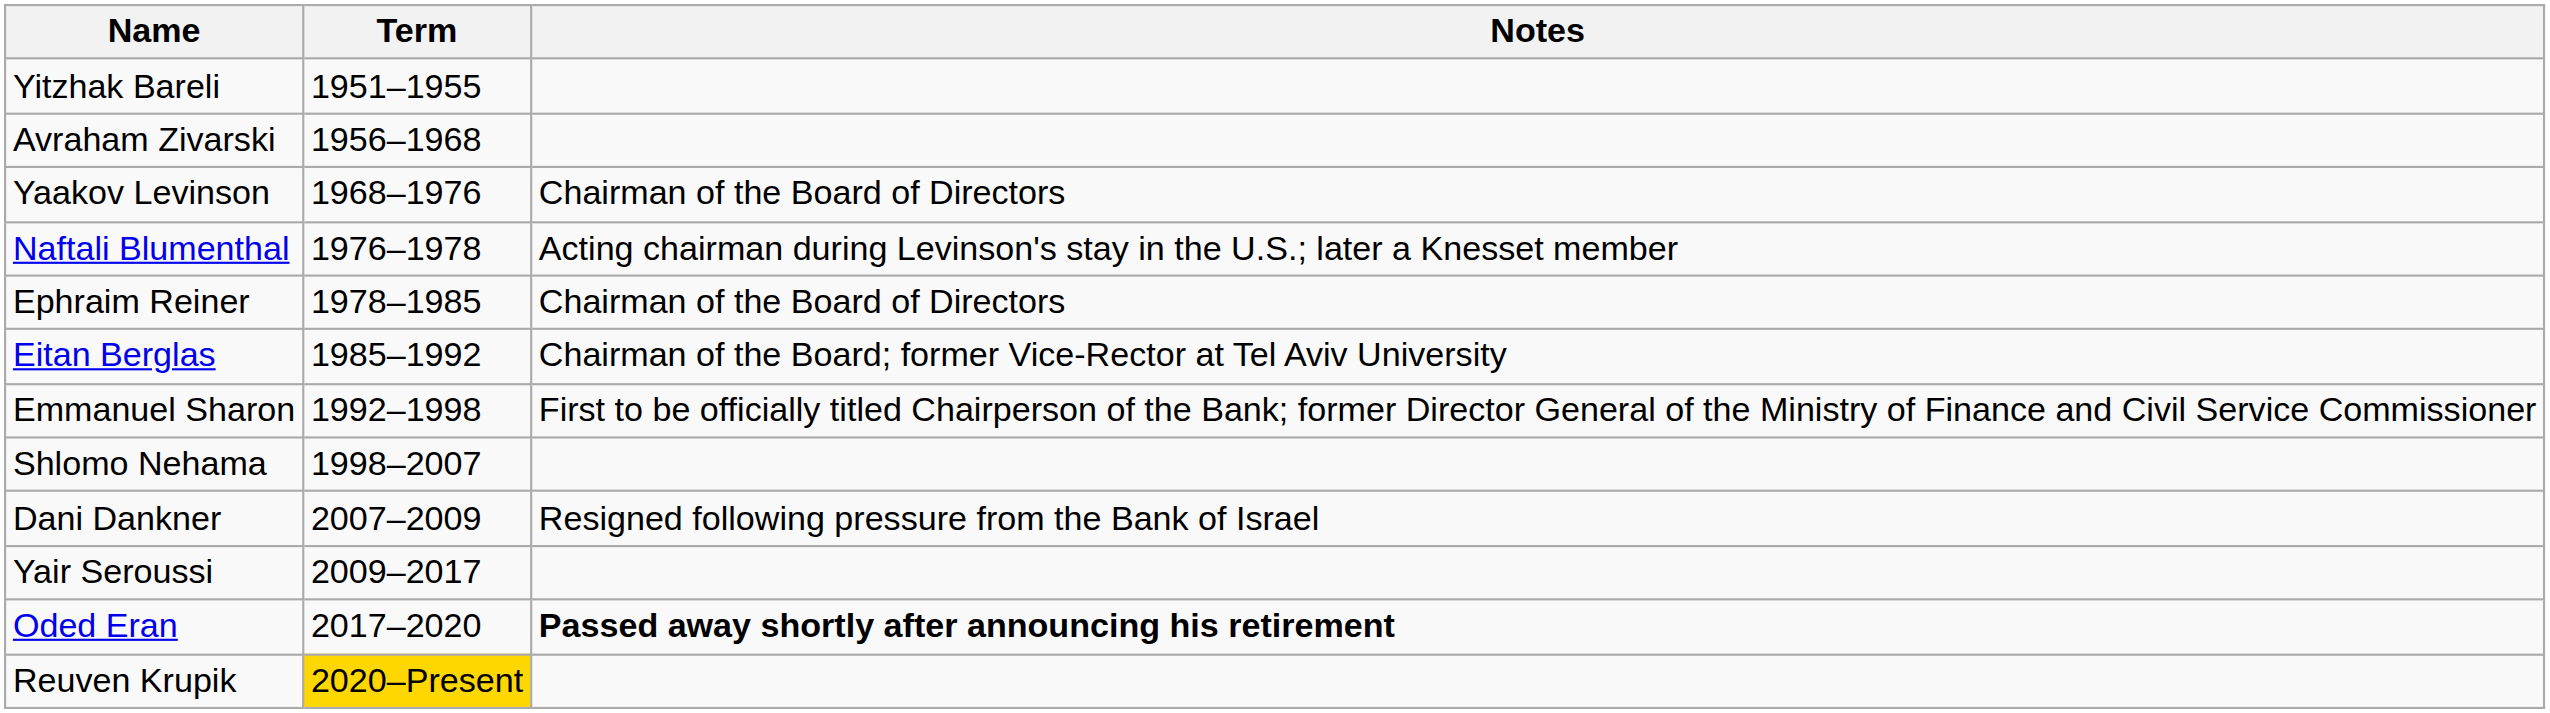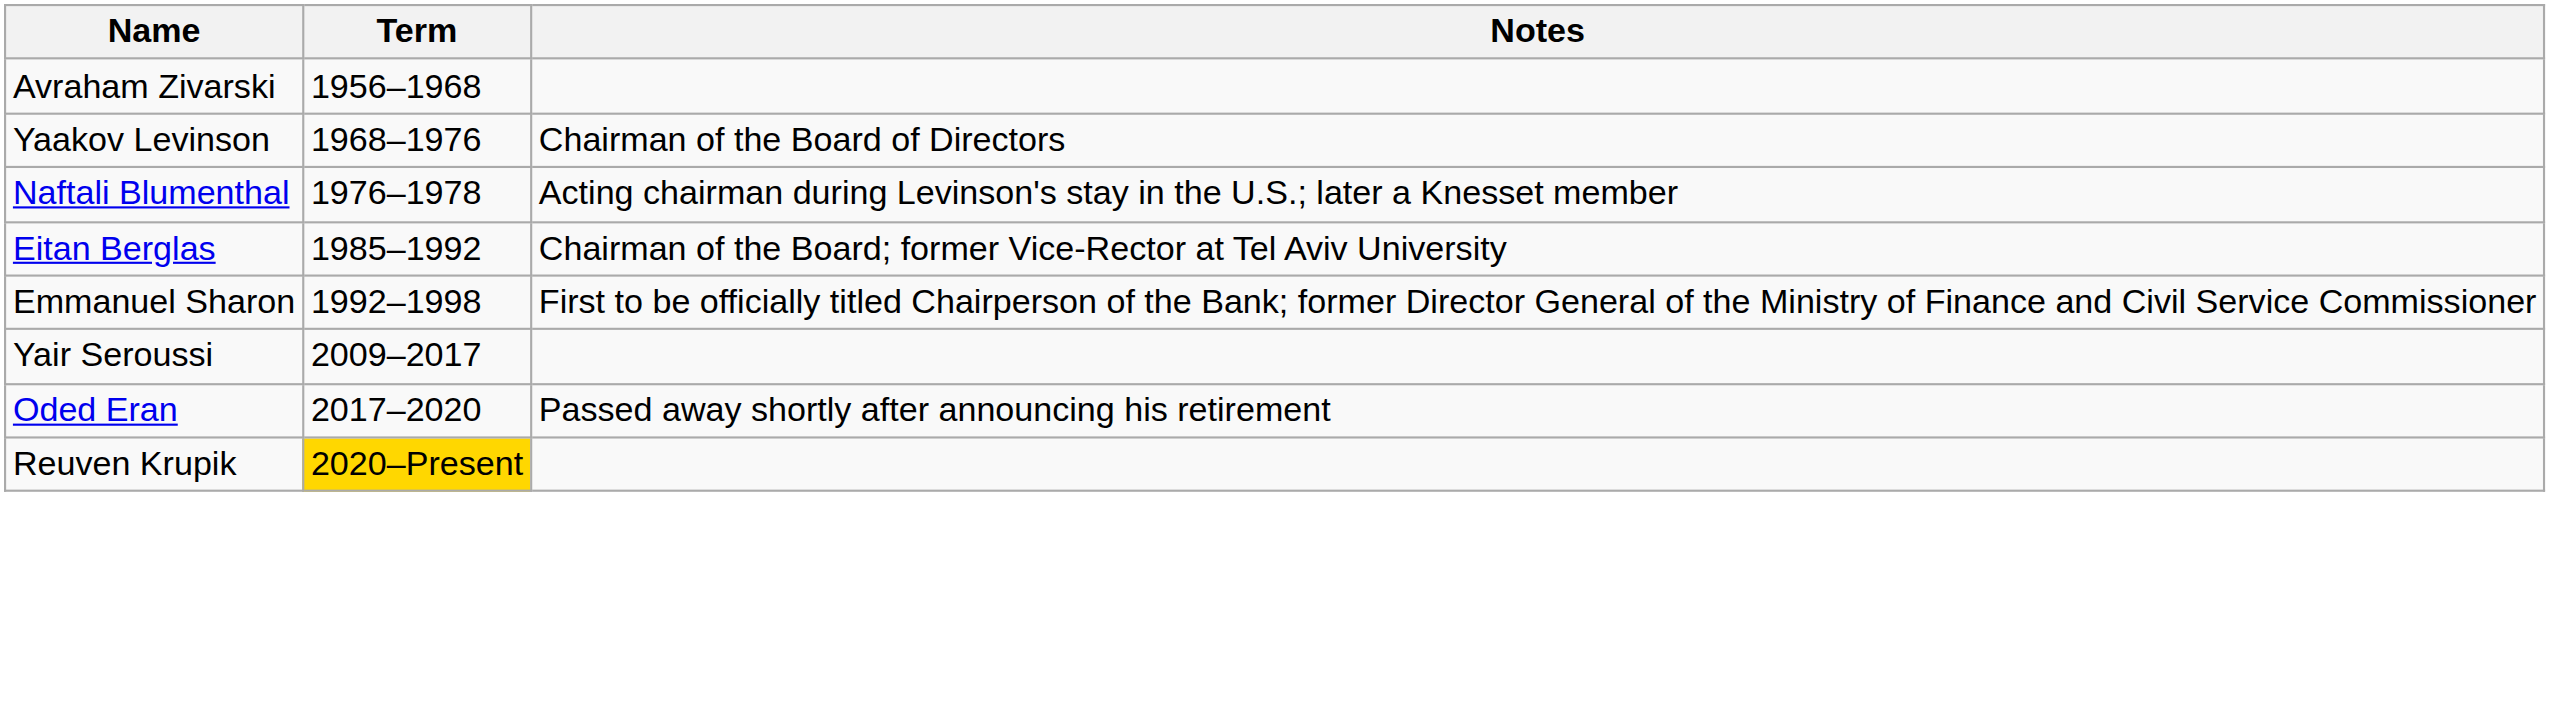- row: (116, 85)
- row: (131, 301)
- row: (140, 463)
- row: (117, 517)
(967, 626) bold -> (935, 409) normal
